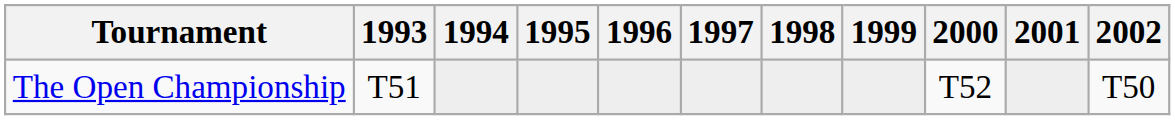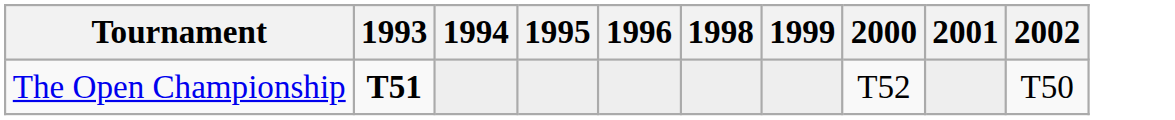- column: (721, 32)
(394, 86) normal -> (394, 86) bold
